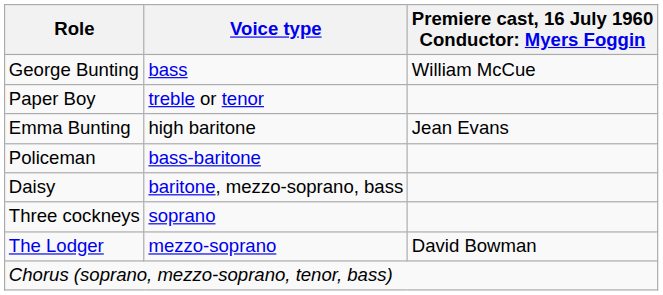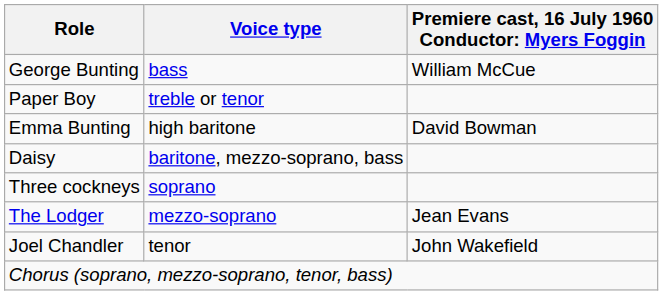(460, 128) Jean Evans -> (474, 128) David Bowman
- row: (52, 157)
(474, 246) David Bowman -> (460, 216) Jean Evans
+ row: (66, 246)
